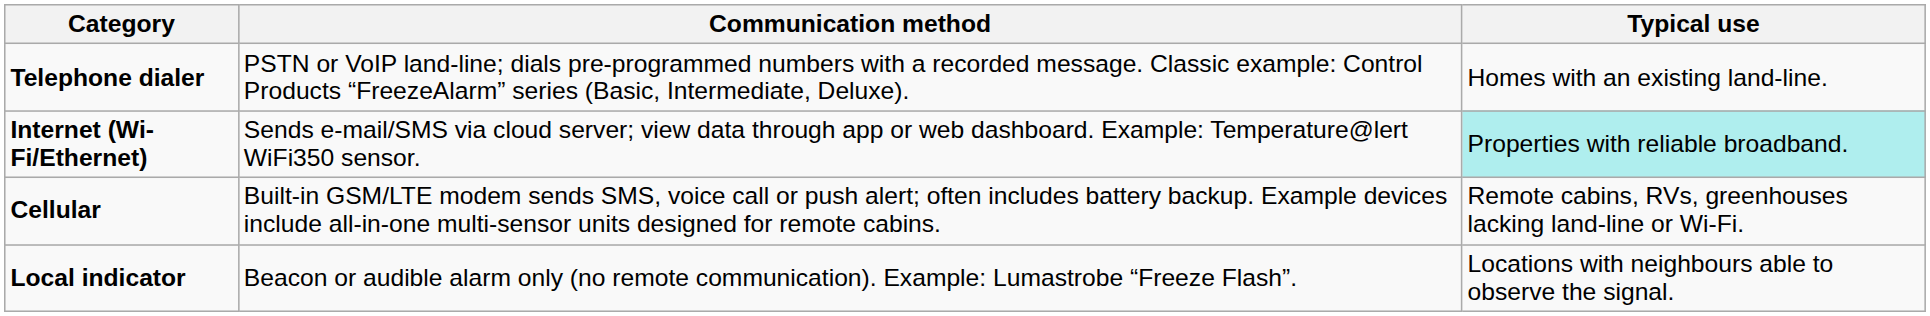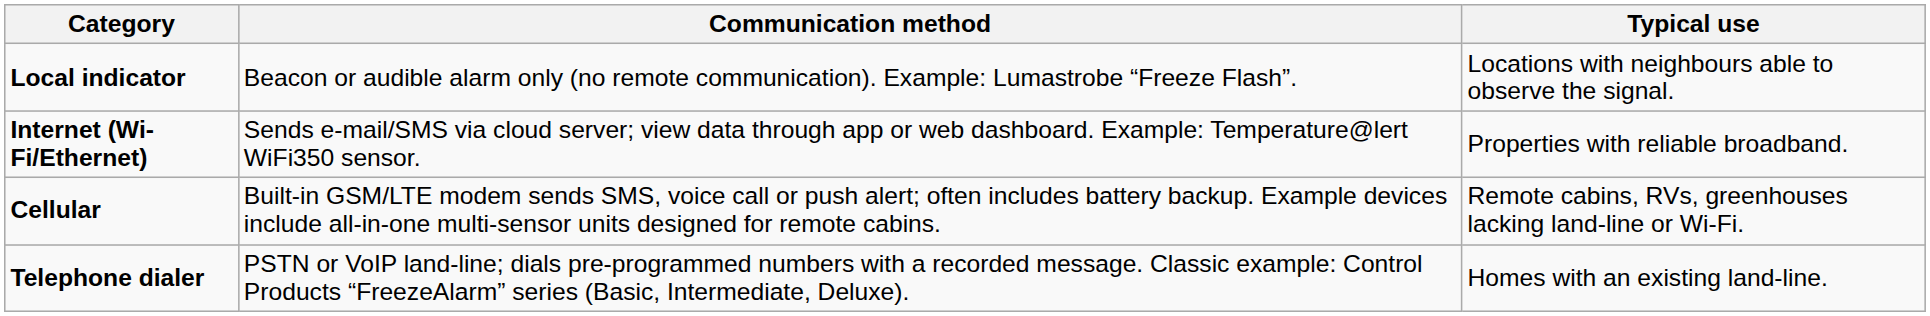rows swapped: (107, 76) <-> (98, 277)
(1658, 143) paleturquoise background -> (1658, 143) no background
